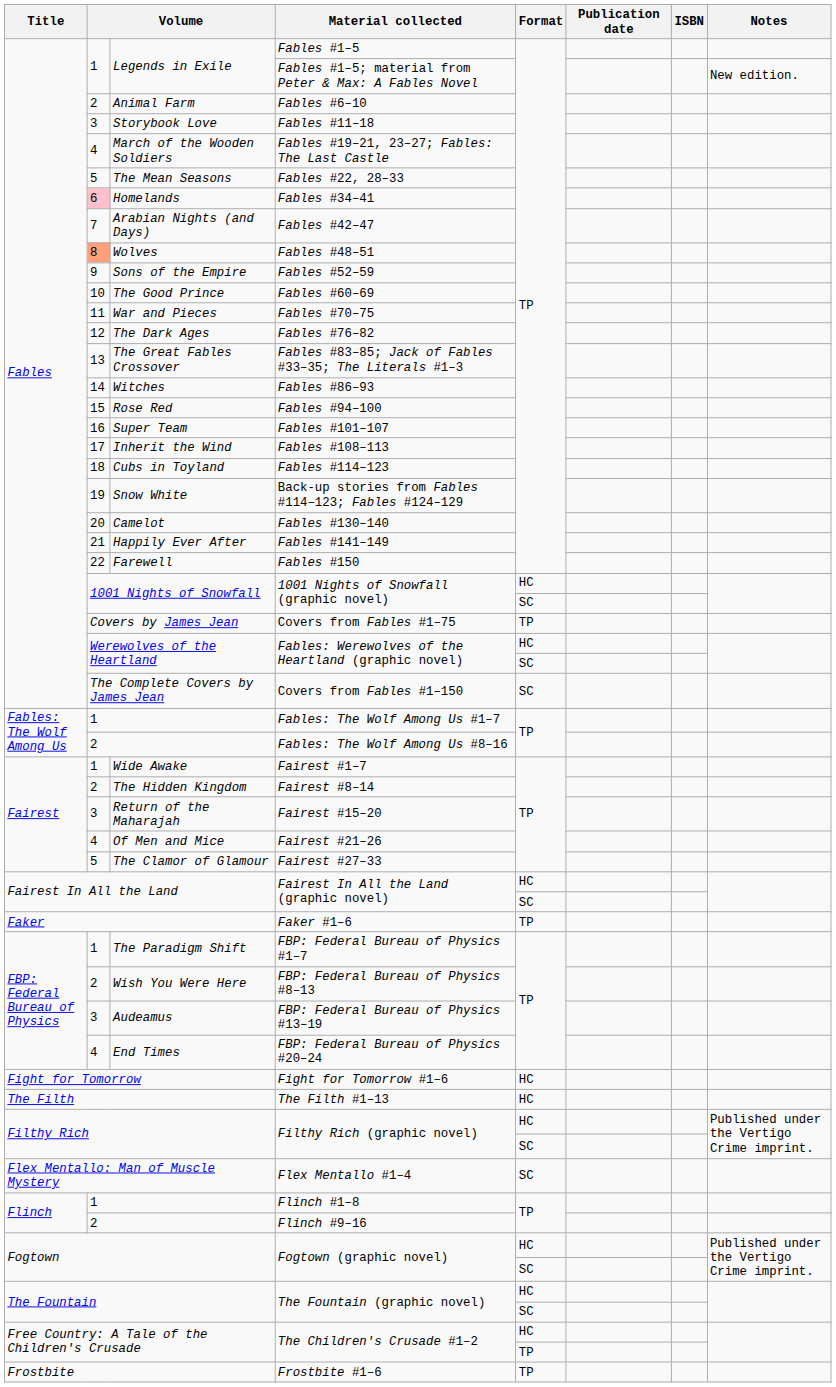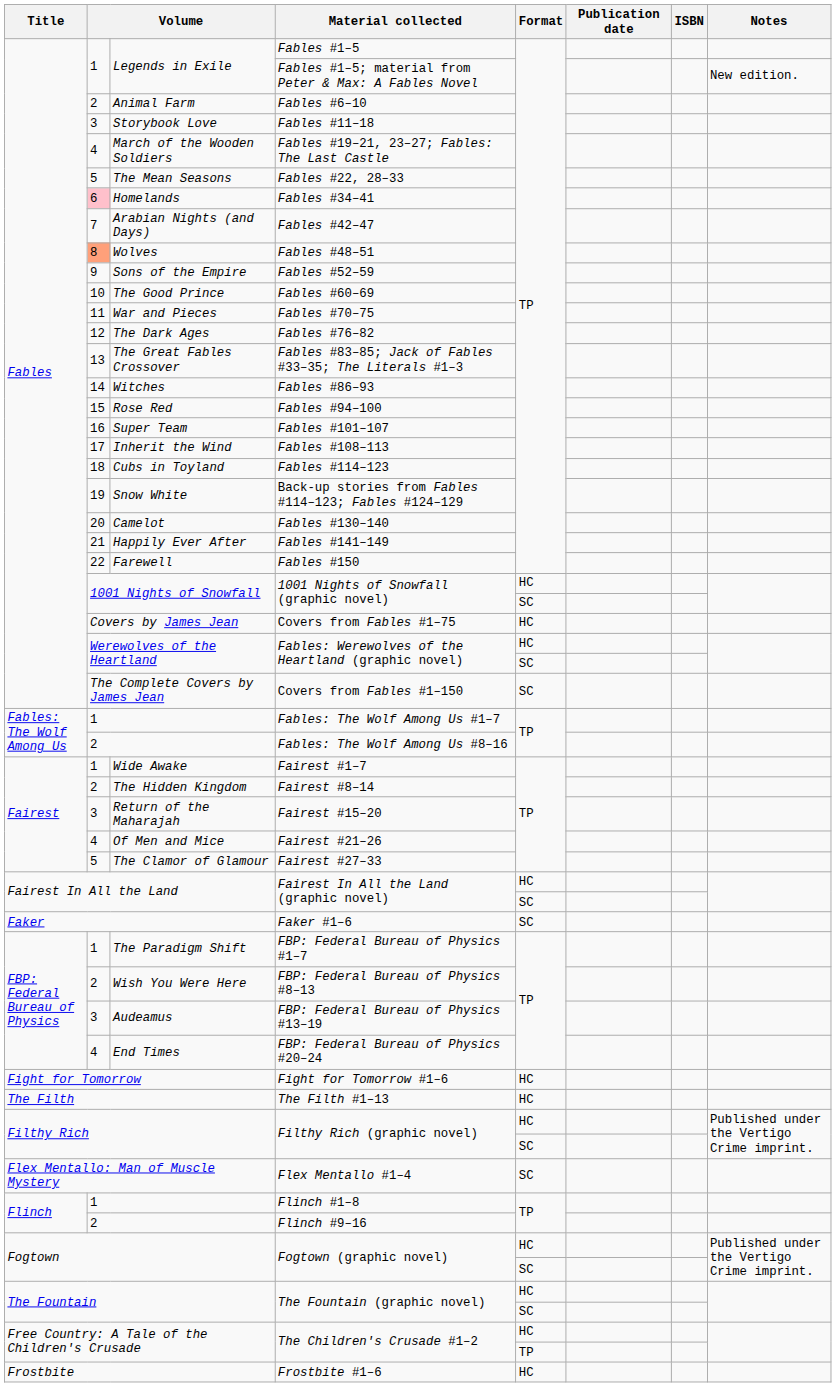(526, 623) TP -> (526, 623) HC
(526, 922) TP -> (526, 922) SC
(526, 1372) TP -> (526, 1372) HC
